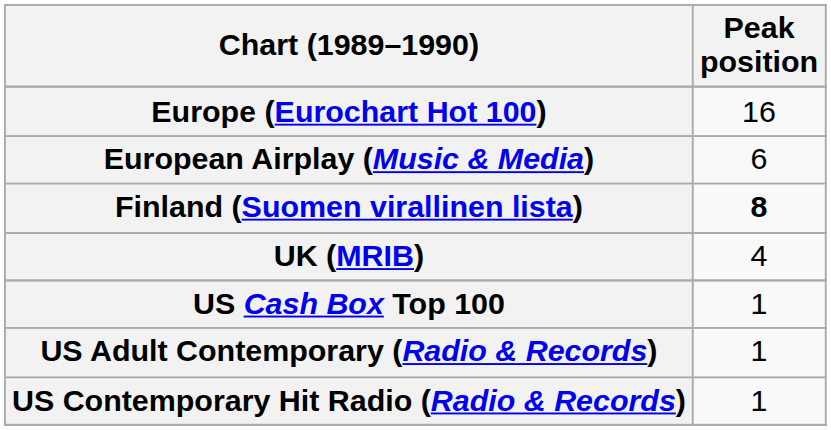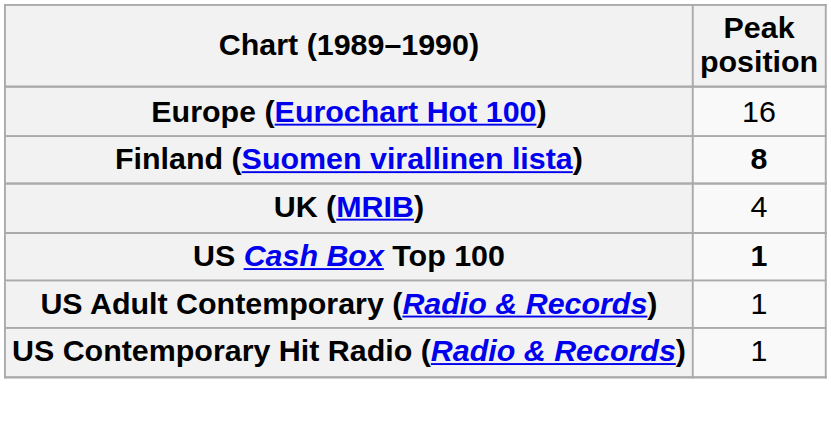- row: (349, 159)
(759, 303) normal -> (759, 255) bold
